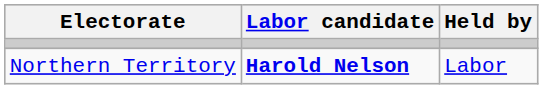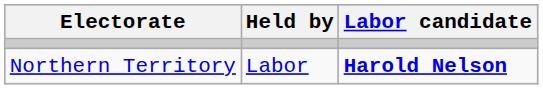columns swapped: (488, 22) <-> (340, 22)
